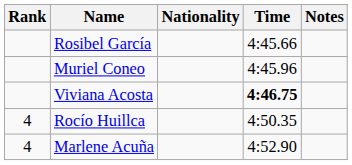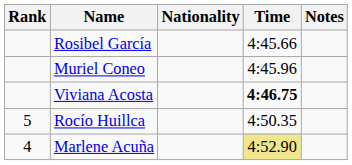(27, 120) 4 -> (27, 120) 5
(272, 146) no background -> (272, 146) khaki background
